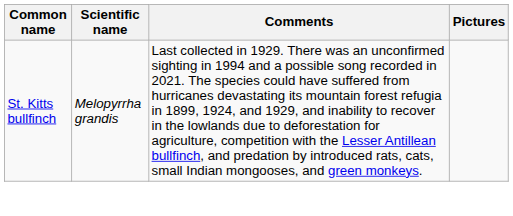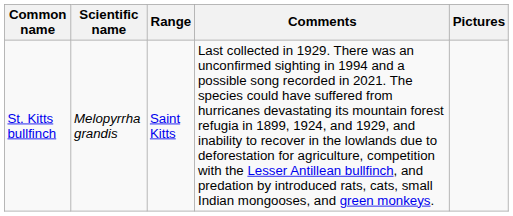+ column: (171, 22)
